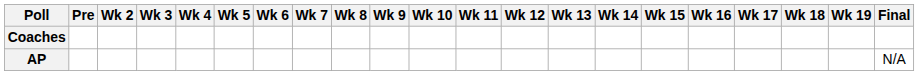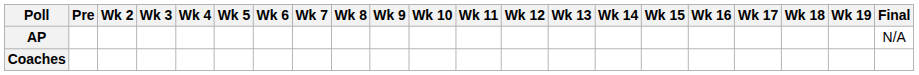rows swapped: (37, 59) <-> (37, 37)
